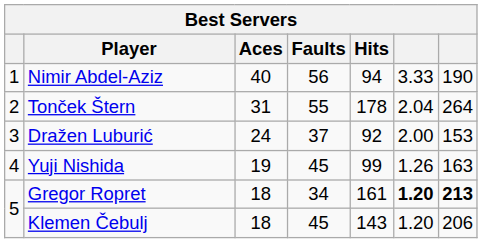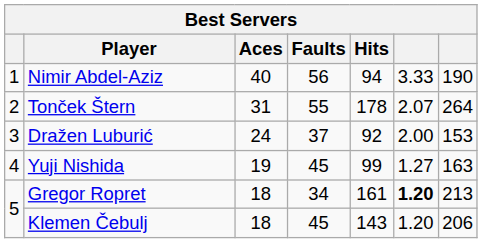(416, 107) 2.04 -> (416, 107) 2.07
(416, 165) 1.26 -> (416, 165) 1.27
(458, 194) bold -> (458, 194) normal
